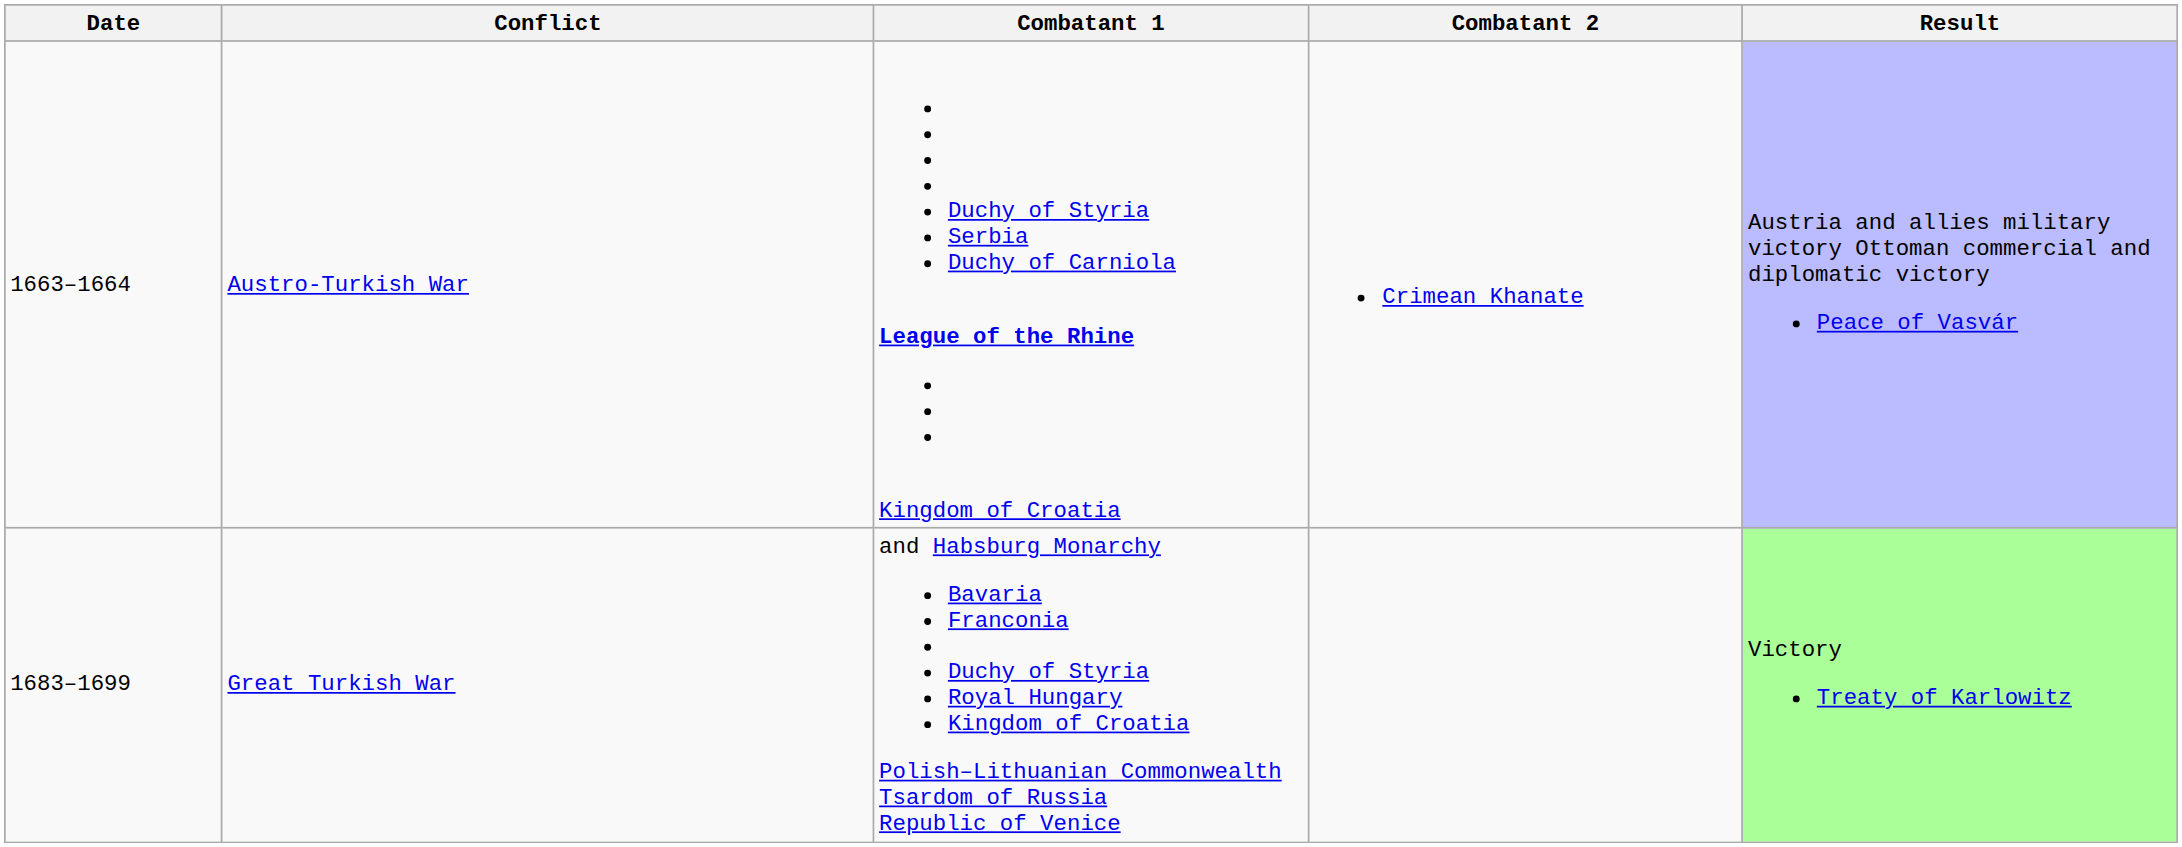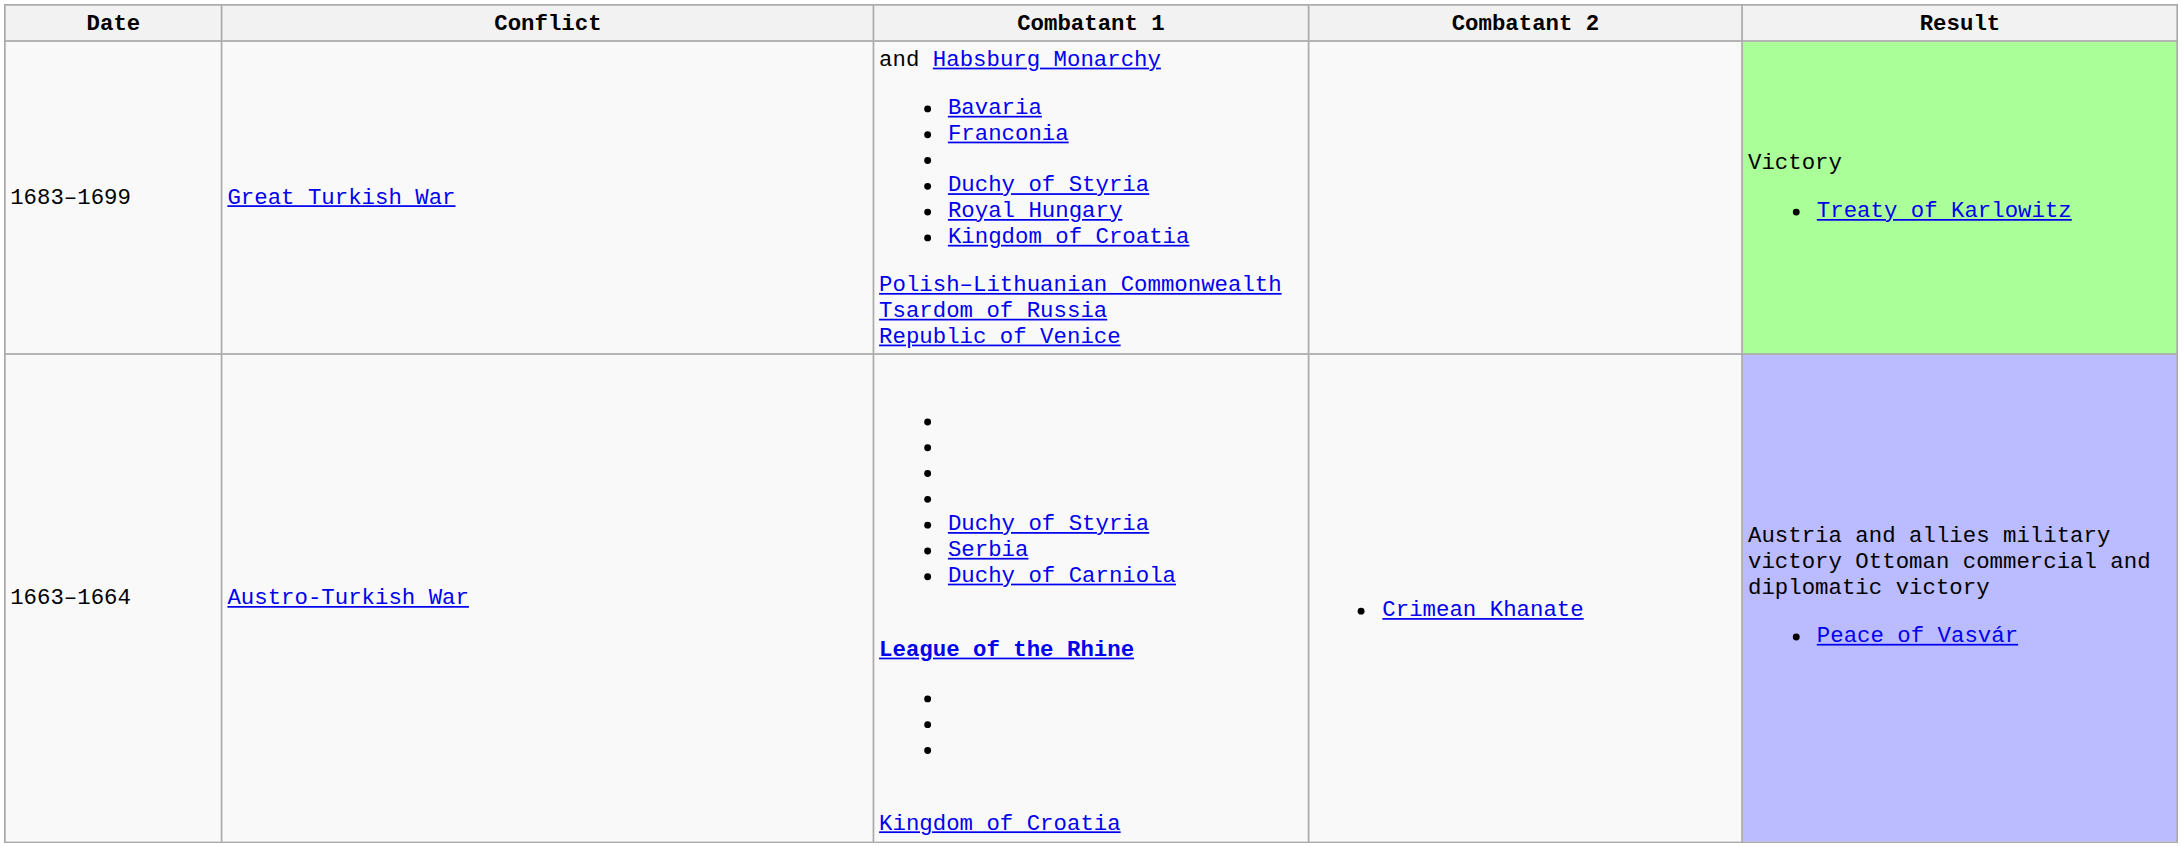rows swapped: (348, 285) <-> (341, 685)
